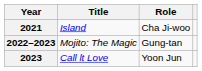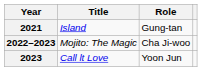(166, 27) Cha Ji-woo -> (162, 27) Gung-tan
(162, 43) Gung-tan -> (166, 43) Cha Ji-woo
